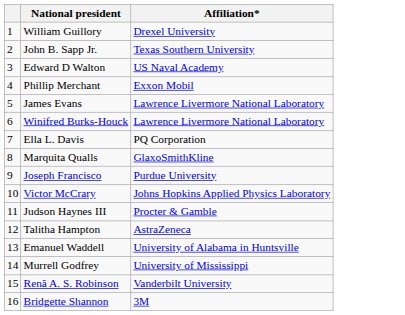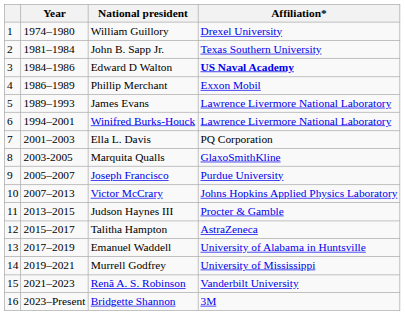+ column: (54, 13)
(179, 67) normal -> (247, 67) bold
